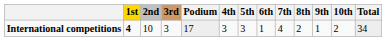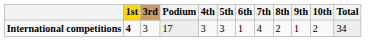- column: (151, 12)
